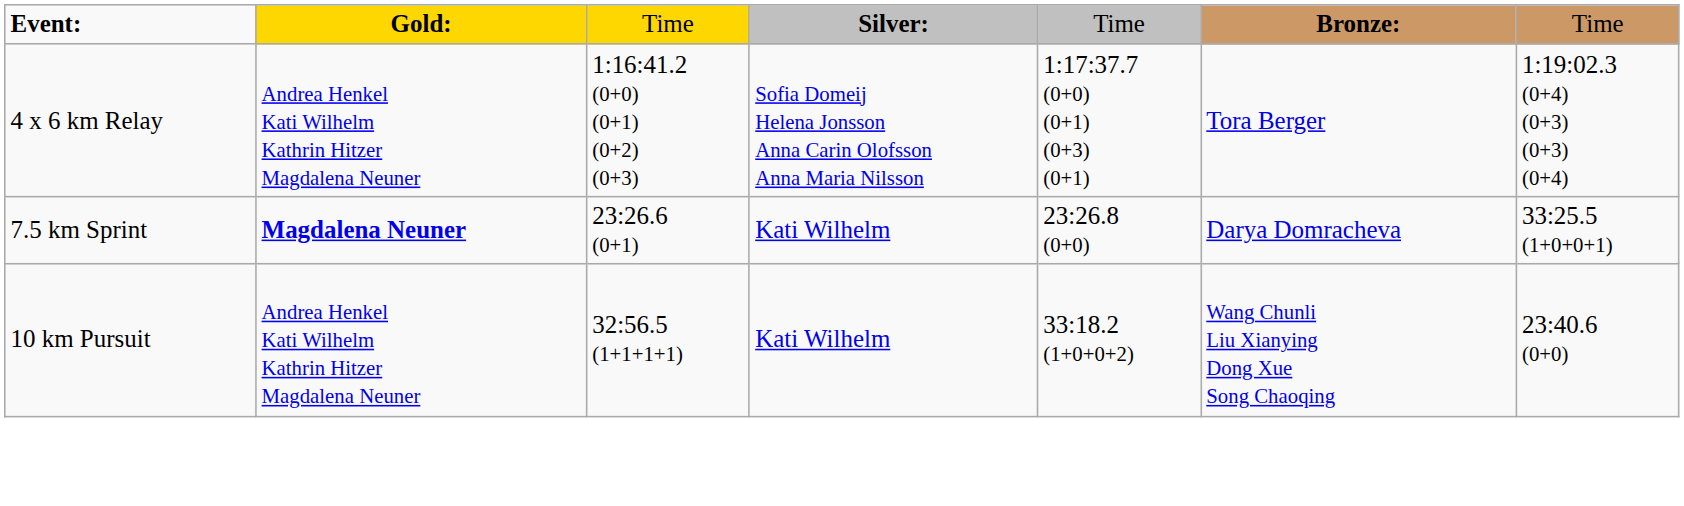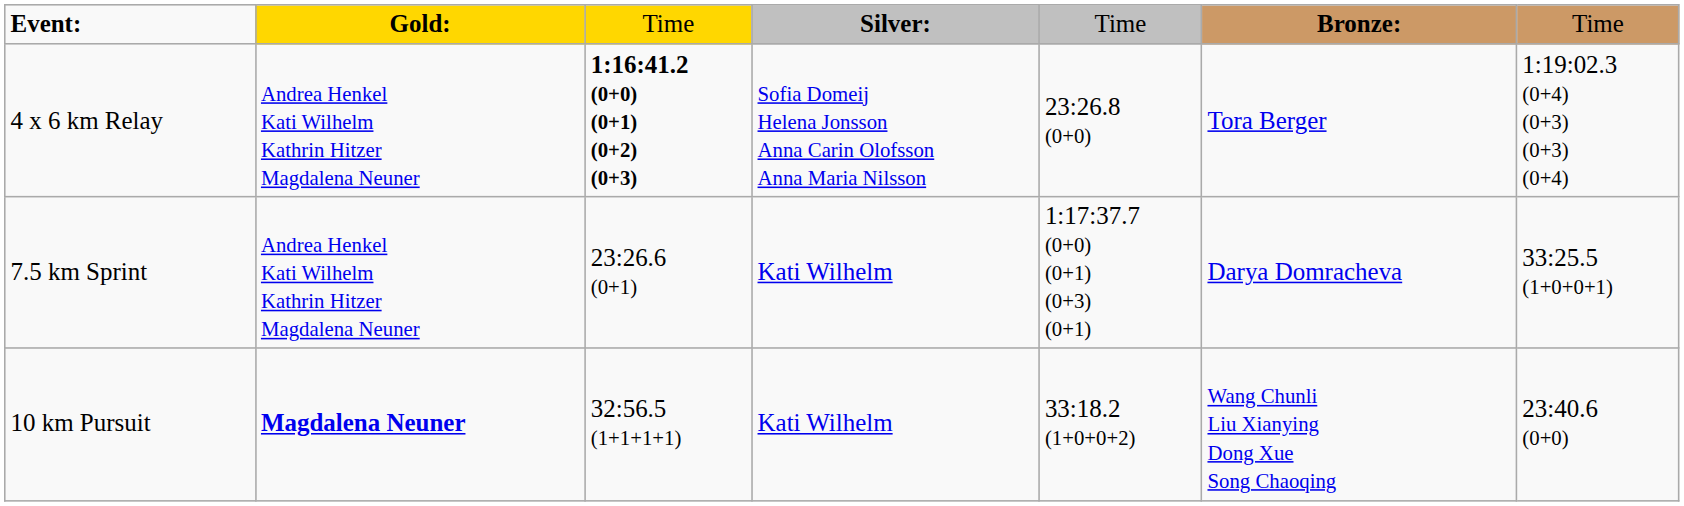(640, 120) normal -> (640, 120) bold
(1091, 120) 1:17:37.7 (0+0) (0+1) (0+3) (0+1) -> (1083, 120) 23:26.8 (0+0)
(364, 229) Magdalena Neuner -> (340, 287) Andrea Henkel Kati Wilhelm Kathrin Hitzer Magdalena Neuner
(1081, 229) 23:26.8 (0+0) -> (1092, 271) 1:17:37.7 (0+0) (0+1) (0+3) (0+1)
(341, 355) Andrea Henkel Kati Wilhelm Kathrin Hitzer Magdalena Neuner -> (363, 423) Magdalena Neuner
